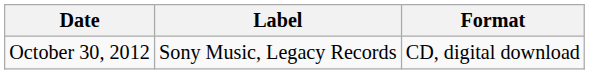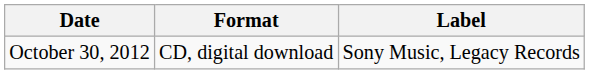columns swapped: (278, 20) <-> (493, 20)
